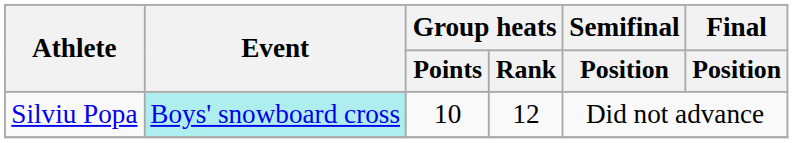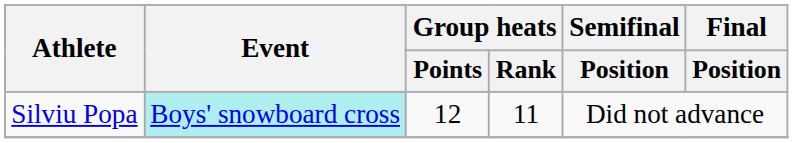(448, 114) 10 -> (448, 114) 12
(526, 114) 12 -> (526, 114) 11
